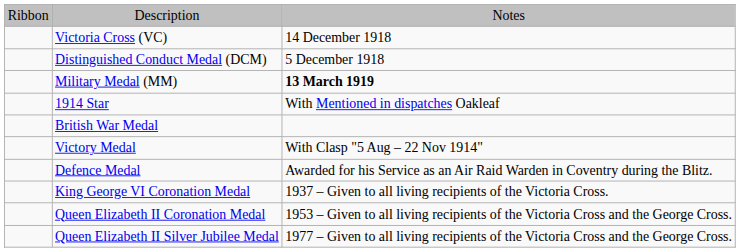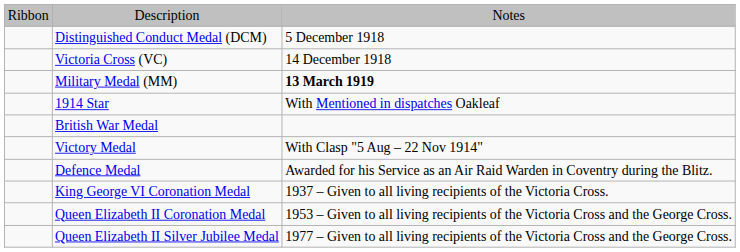rows swapped: (111, 37) <-> (161, 59)
